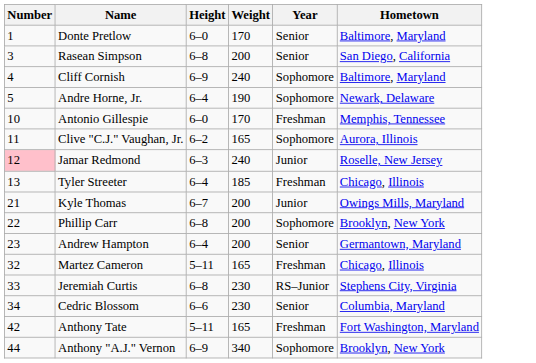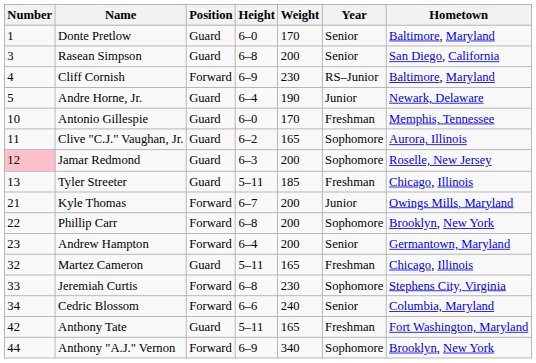+ column: (211, 15)
(241, 77) 240 -> (290, 77) 230
(305, 77) Sophomore -> (352, 77) RS–Junior
(305, 98) Sophomore -> (341, 98) Junior
(241, 160) 240 -> (290, 160) 200
(292, 160) Junior -> (354, 160) Sophomore
(199, 181) 6–4 -> (251, 181) 5–11
(302, 285) RS–Junior -> (354, 285) Sophomore
(241, 306) 230 -> (290, 306) 240
